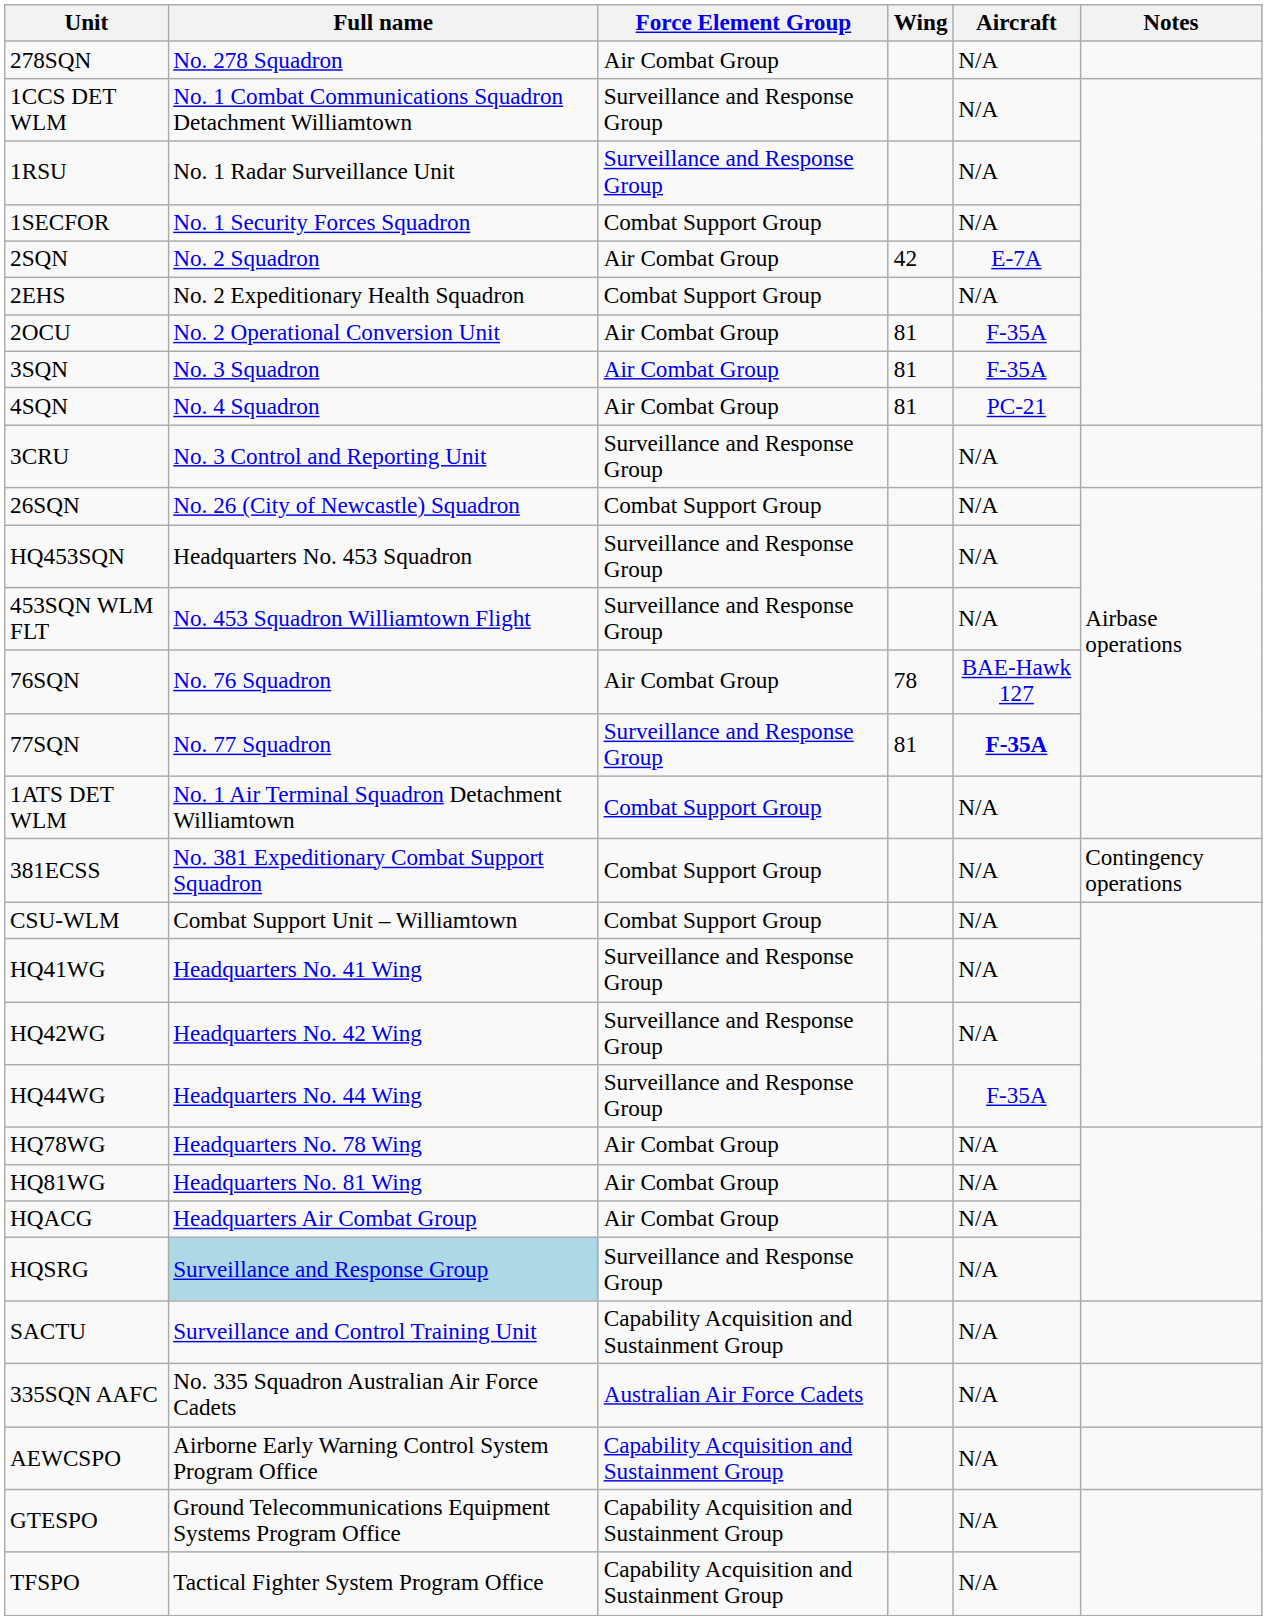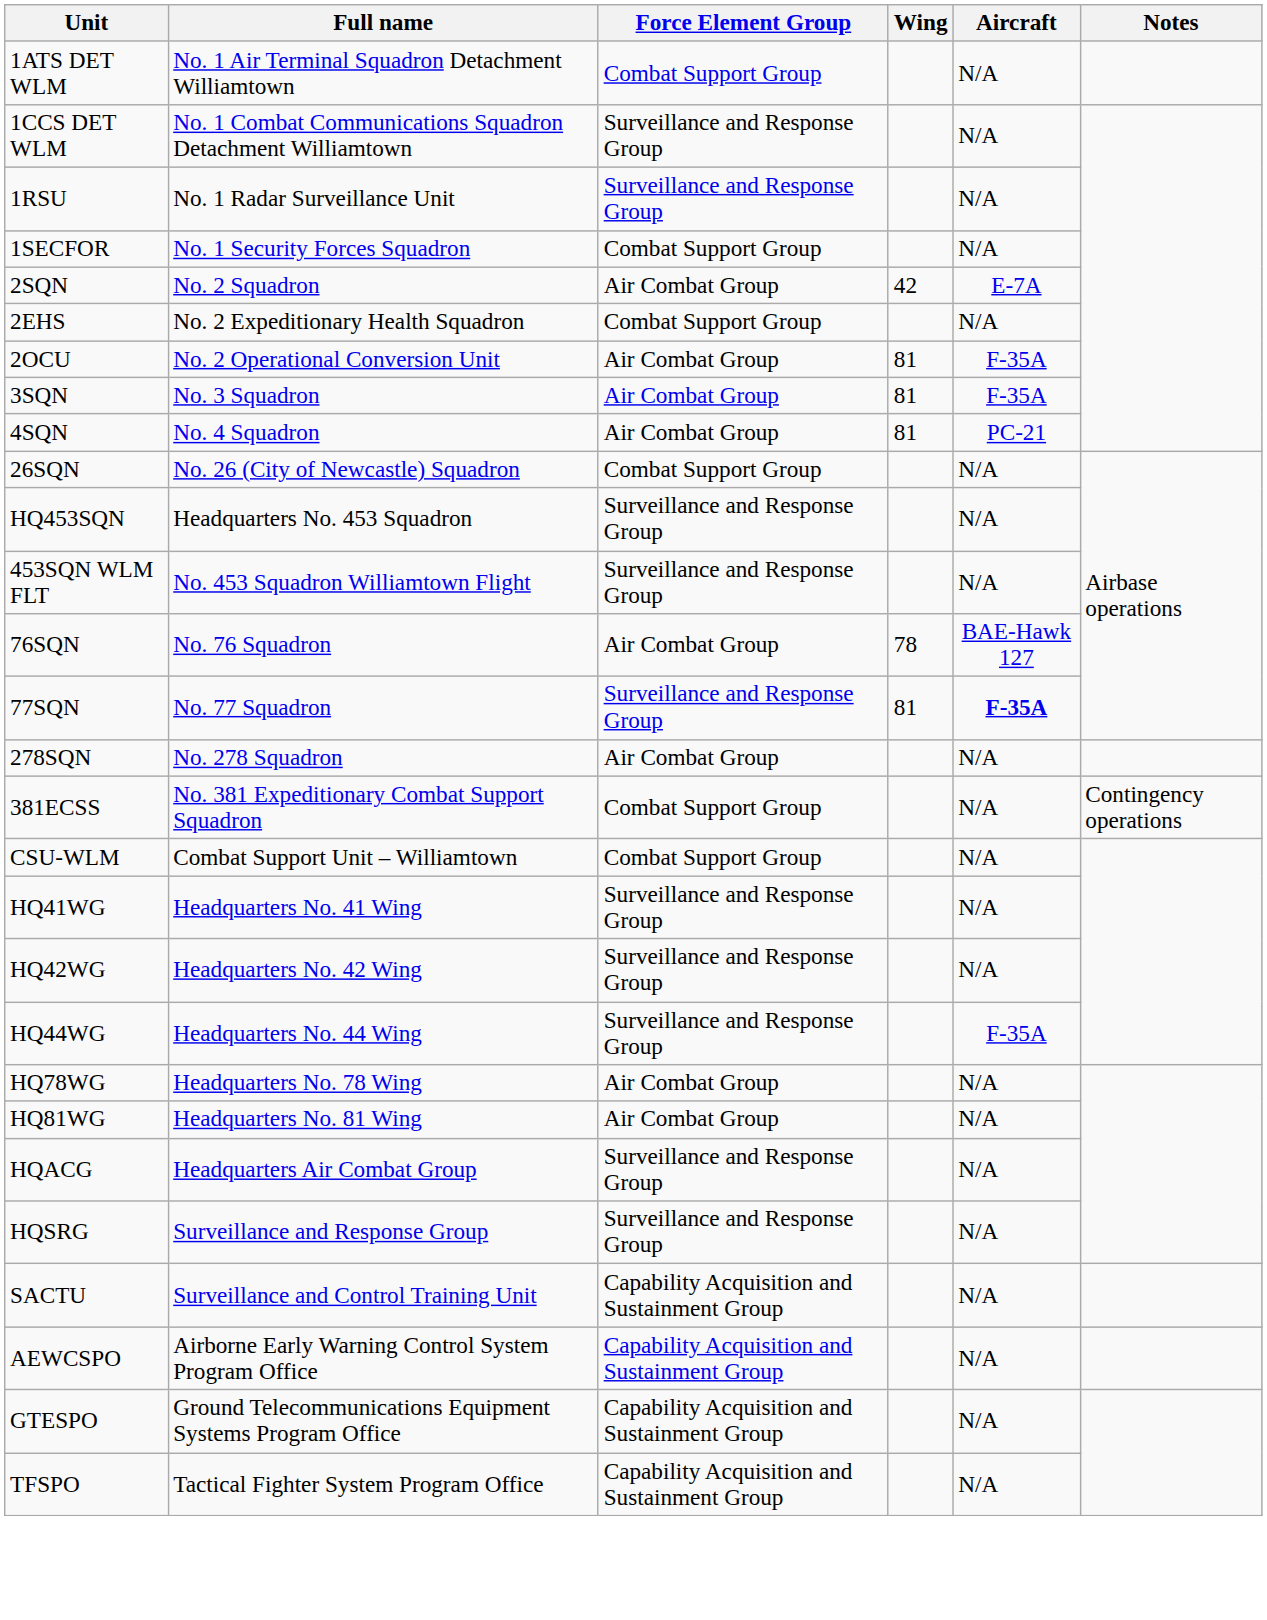rows swapped: (62, 807) <-> (51, 59)
- row: (40, 456)
(691, 1219) Air Combat Group -> (729, 1169) Surveillance and Response Group
(331, 1268) lightblue background -> (331, 1232) no background
- row: (84, 1394)
